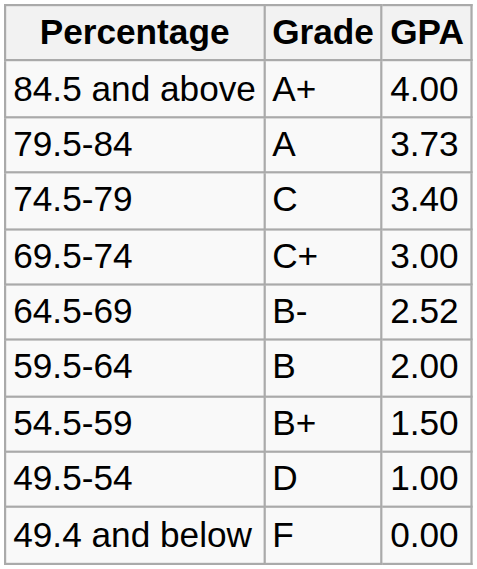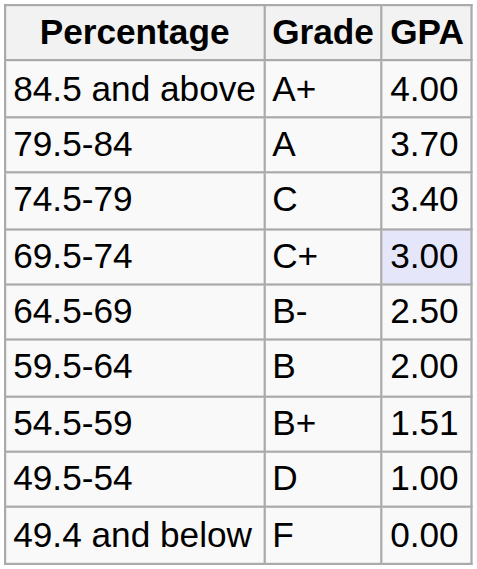(424, 144) 3.73 -> (424, 144) 3.70
(424, 255) no background -> (424, 255) lavender background
(424, 311) 2.52 -> (424, 311) 2.50
(424, 423) 1.50 -> (424, 423) 1.51
